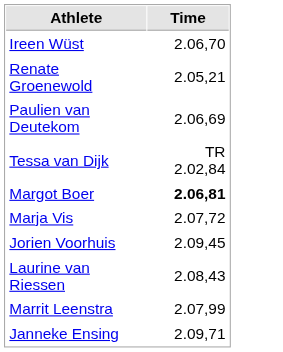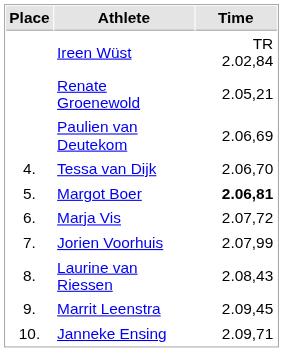+ column: (29, 18)
(200, 44) 2.06,70 -> (248, 52) TR 2.02,84
(200, 160) TR 2.02,84 -> (248, 169) 2.06,70
(200, 243) 2.09,45 -> (248, 243) 2.07,99
(200, 309) 2.07,99 -> (248, 309) 2.09,45
